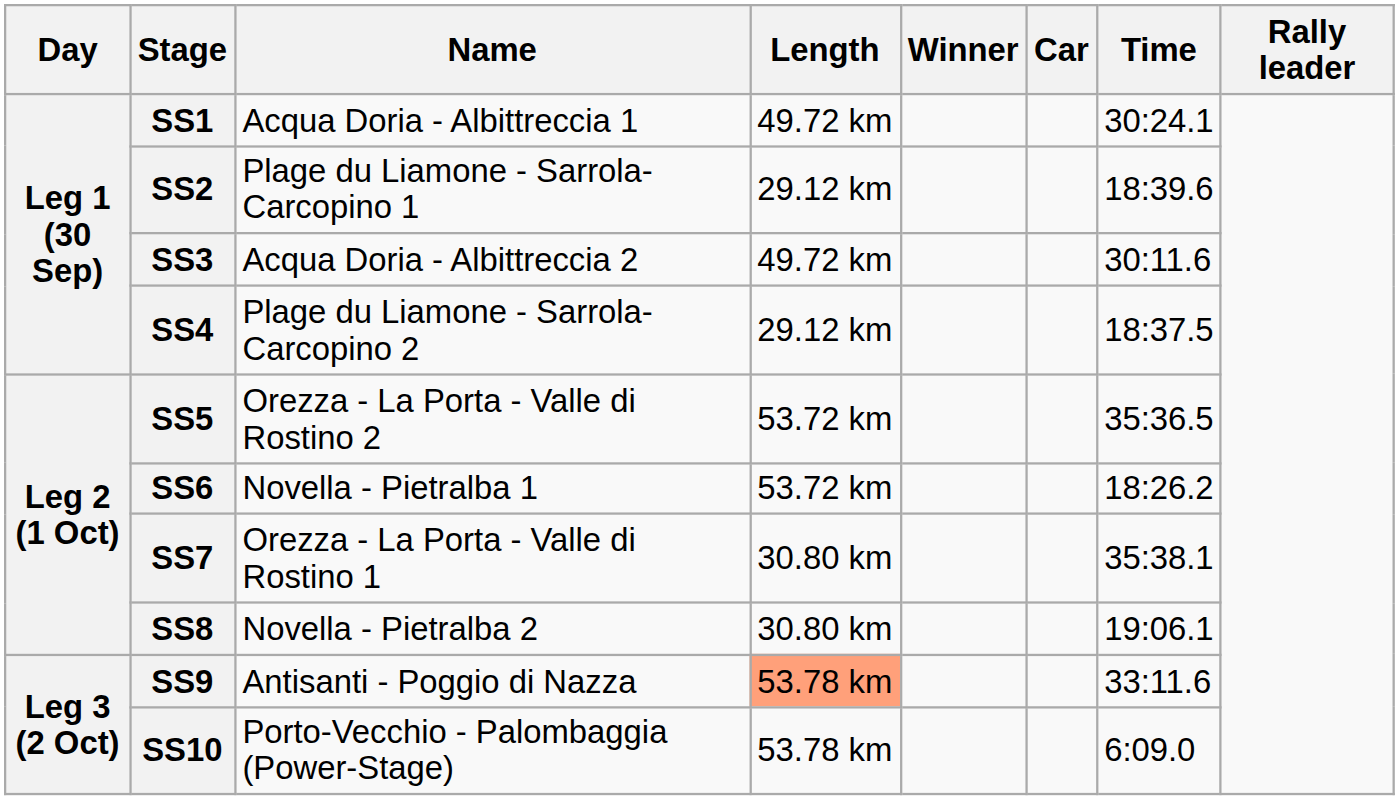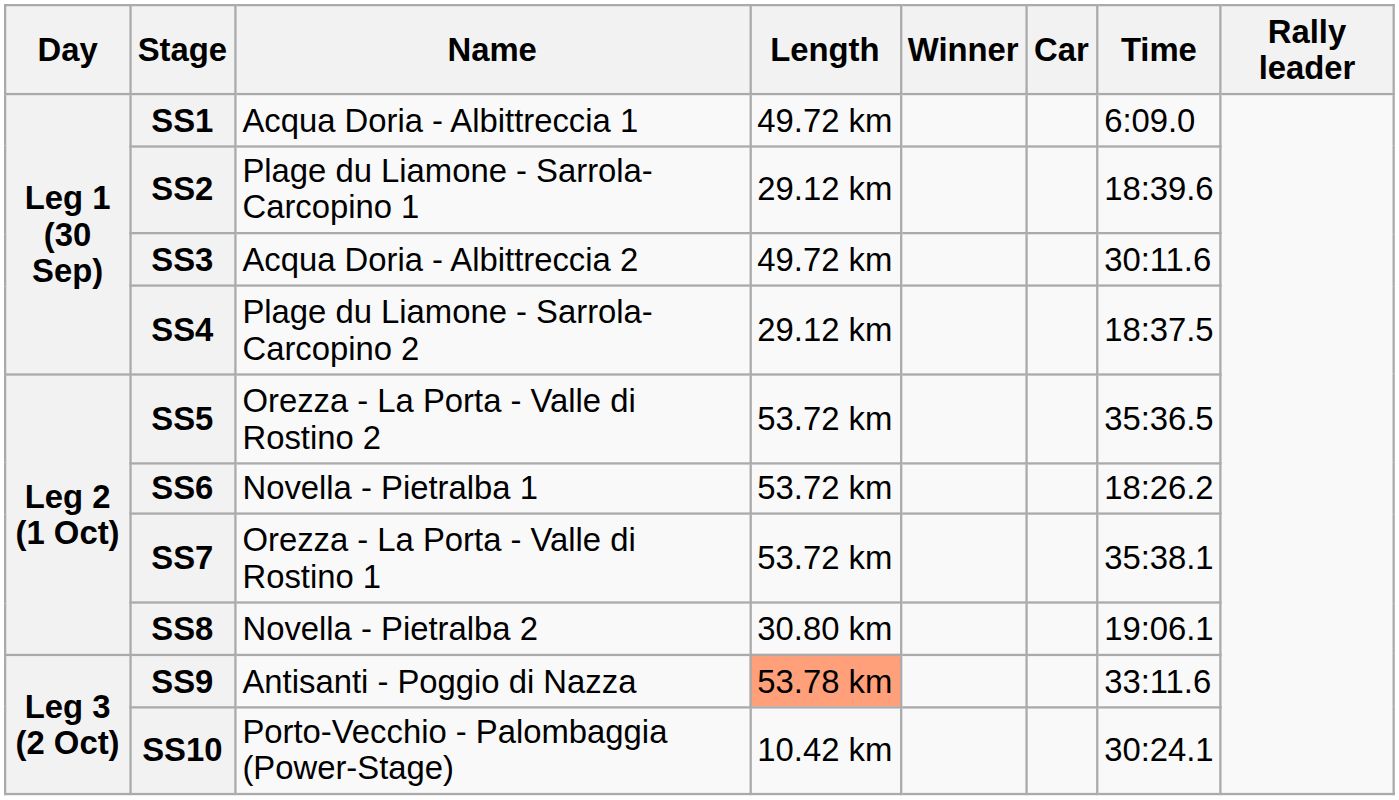(1159, 120) 30:24.1 -> (1150, 120) 6:09.0
(825, 559) 30.80 km -> (825, 559) 53.72 km
(825, 751) 53.78 km -> (825, 751) 10.42 km
(1150, 751) 6:09.0 -> (1159, 751) 30:24.1
